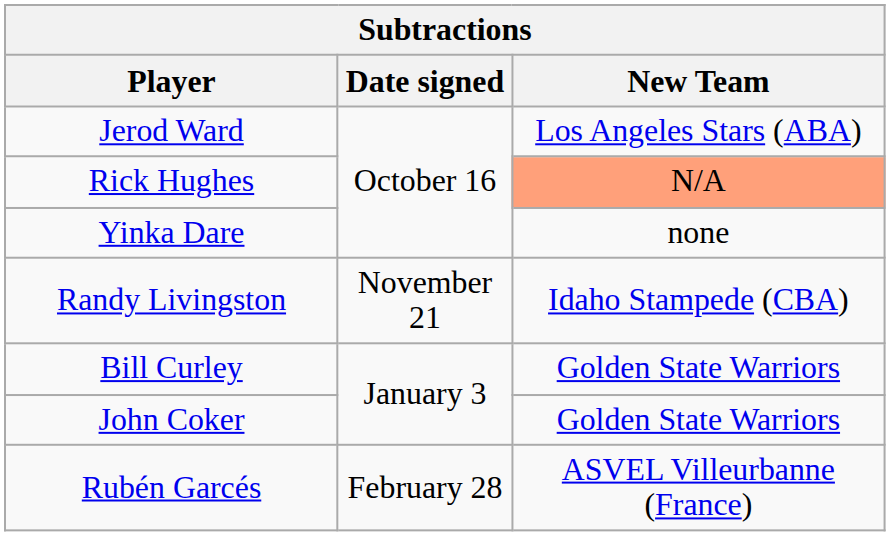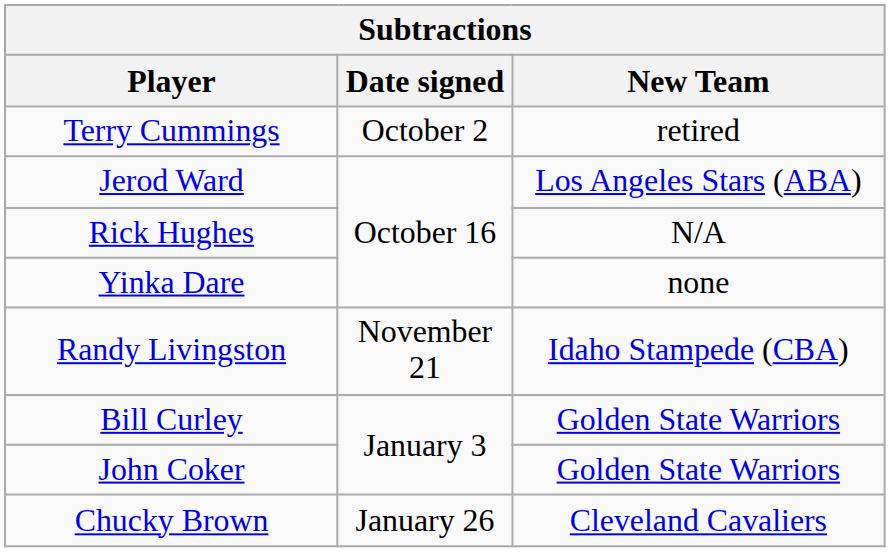+ row: (172, 130)
(698, 181) lightsalmon background -> (698, 231) no background
+ row: (172, 520)
- row: (172, 487)
